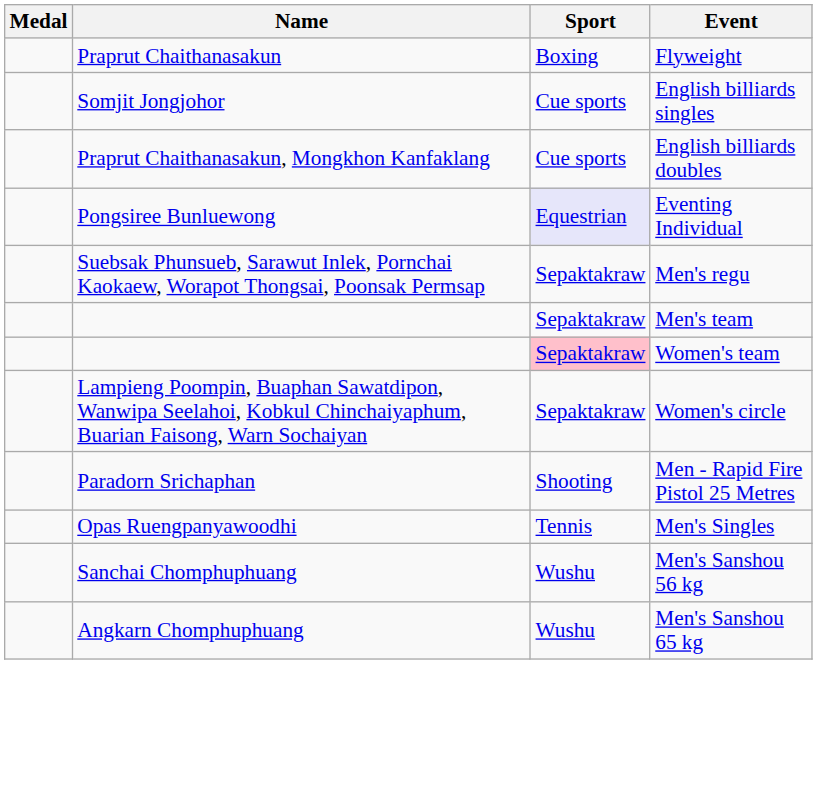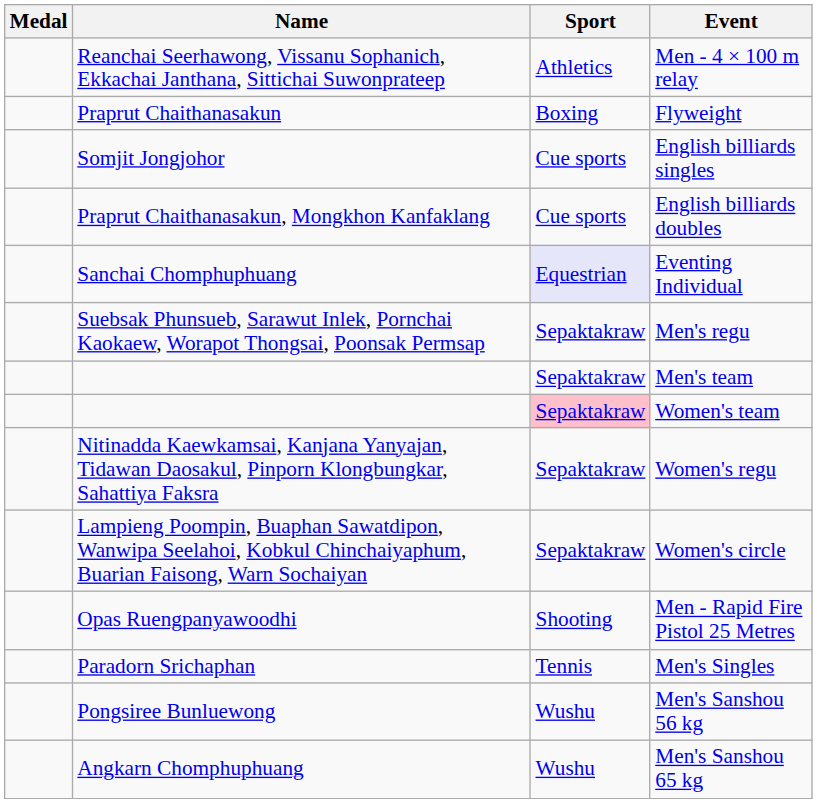+ row: (727, 67)
(176, 216) Pongsiree Bunluewong -> (187, 273) Sanchai Chomphuphuang
+ row: (716, 468)
(166, 480) Paradorn Srichaphan -> (187, 620) Opas Ruengpanyawoodhi
(187, 526) Opas Ruengpanyawoodhi -> (166, 665) Paradorn Srichaphan
(187, 572) Sanchai Chomphuphuang -> (176, 711) Pongsiree Bunluewong
